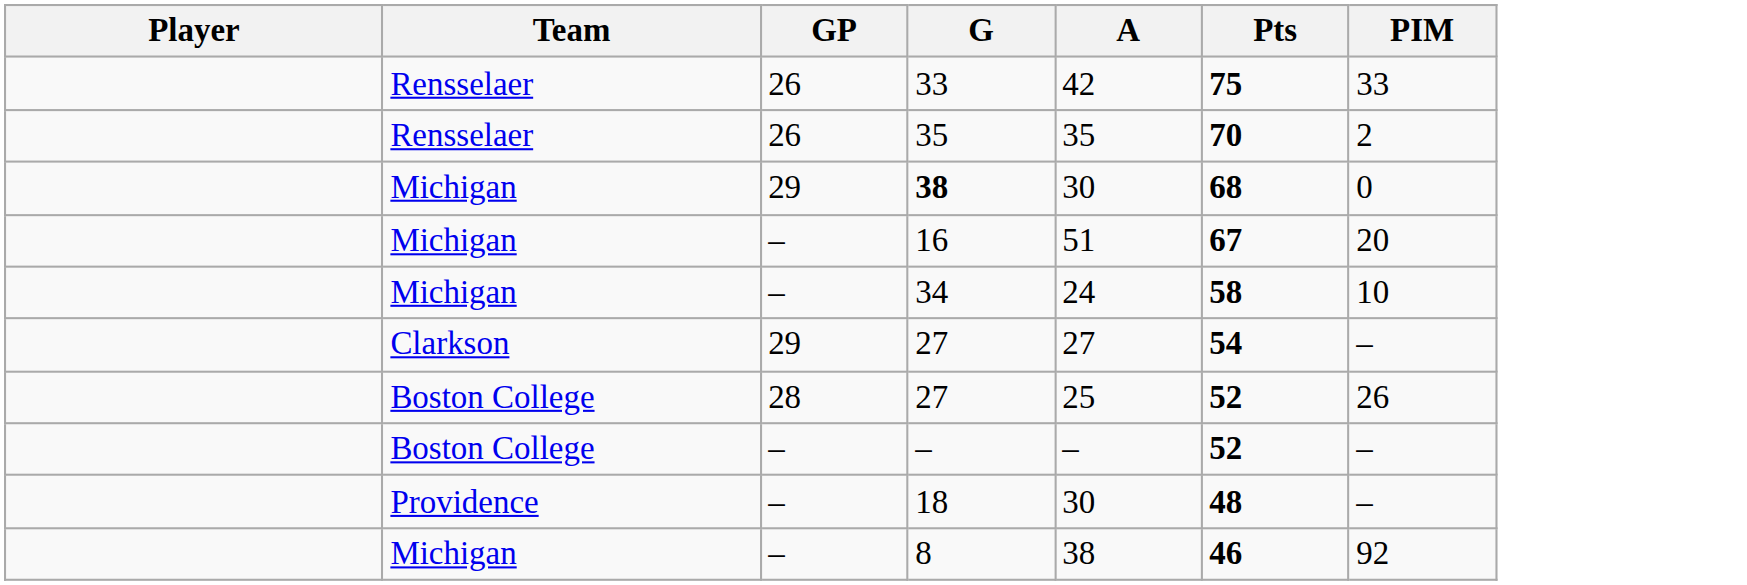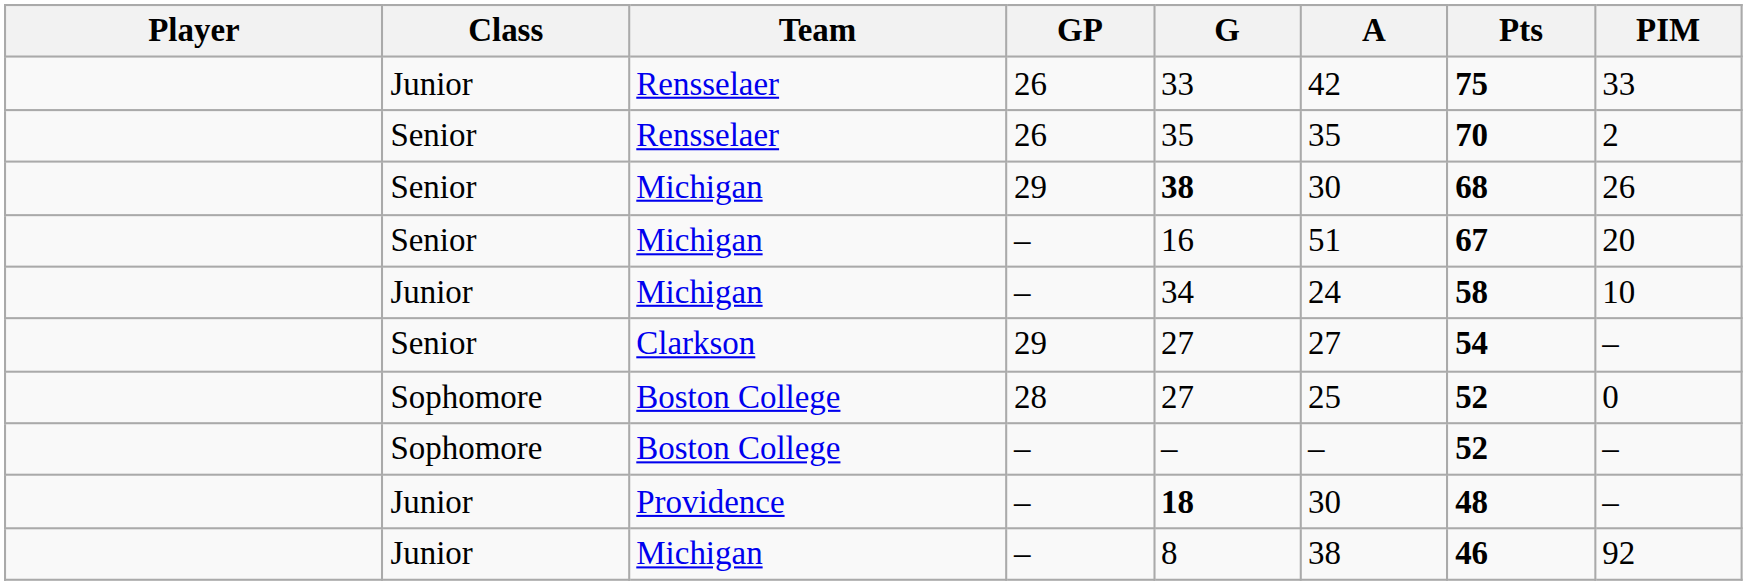+ column: (506, 30)
(1365, 187) 0 -> (1619, 187) 26
(1373, 396) 26 -> (1610, 396) 0
(932, 501) normal -> (1178, 501) bold
